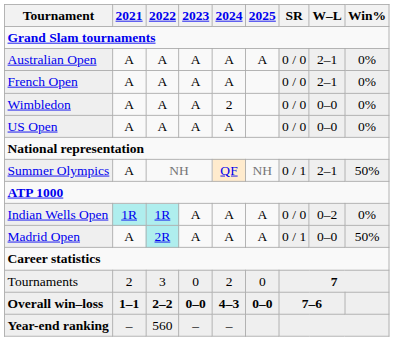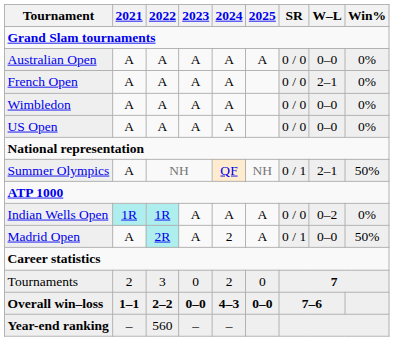(327, 60) 2–1 -> (327, 60) 0–0
(229, 104) 2 -> (229, 104) A
(229, 237) A -> (229, 237) 2
